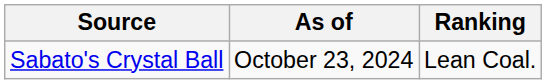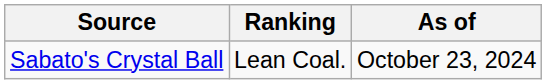columns swapped: (480, 22) <-> (324, 22)
